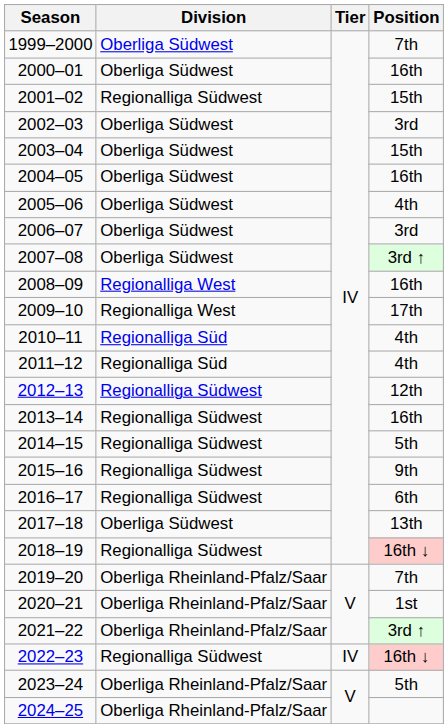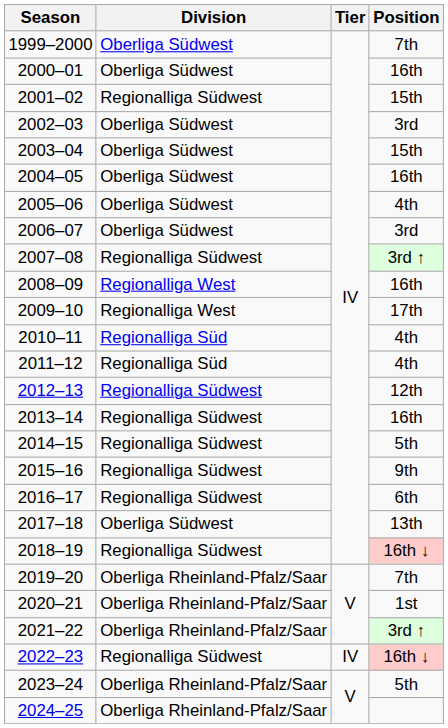(167, 257) Oberliga Südwest -> (181, 257) Regionalliga Südwest
